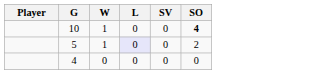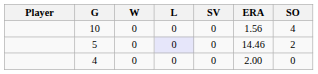+ column: (253, 12)
(105, 28) 1 -> (134, 28) 0
(196, 28) bold -> (293, 28) normal
(105, 45) 1 -> (134, 45) 0
